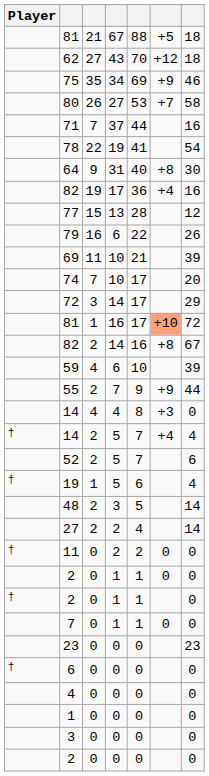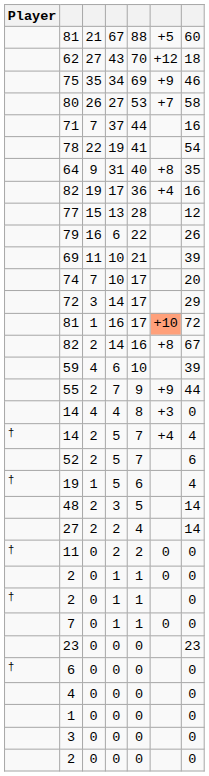(192, 38) 18 -> (192, 38) 60
(192, 170) 30 -> (192, 170) 35
